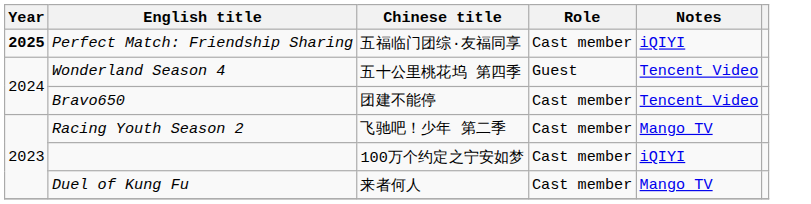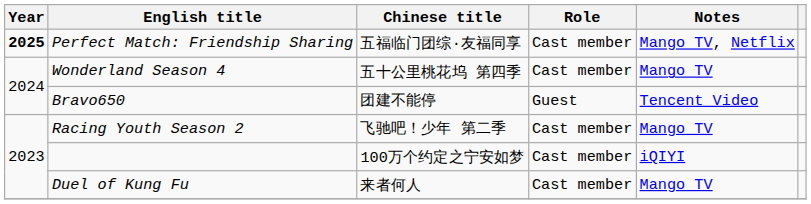(662, 44) iQIYI -> (717, 44) Mango TV, Netflix
(555, 72) Guest -> (582, 72) Cast member
(699, 72) Tencent Video -> (676, 72) Mango TV
(582, 100) Cast member -> (555, 100) Guest
